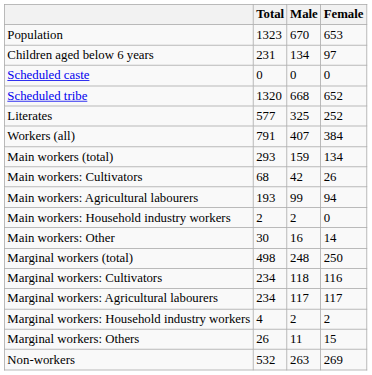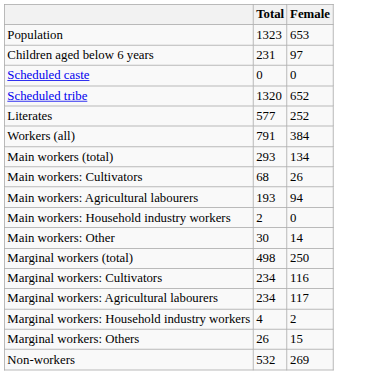- column: (304, 14)
